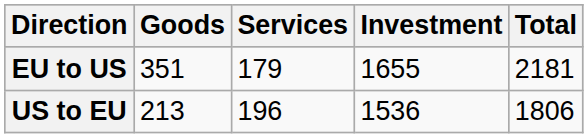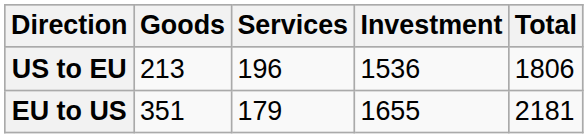rows swapped: (69, 68) <-> (69, 111)
